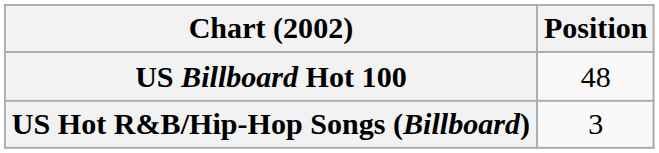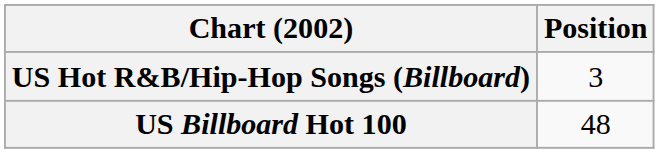rows swapped: (271, 76) <-> (271, 123)
